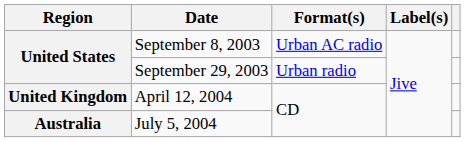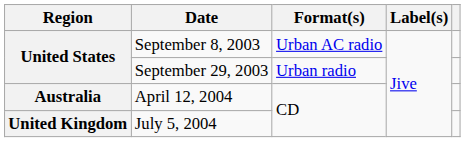(68, 96) United Kingdom -> (68, 96) Australia
(68, 123) Australia -> (68, 123) United Kingdom
